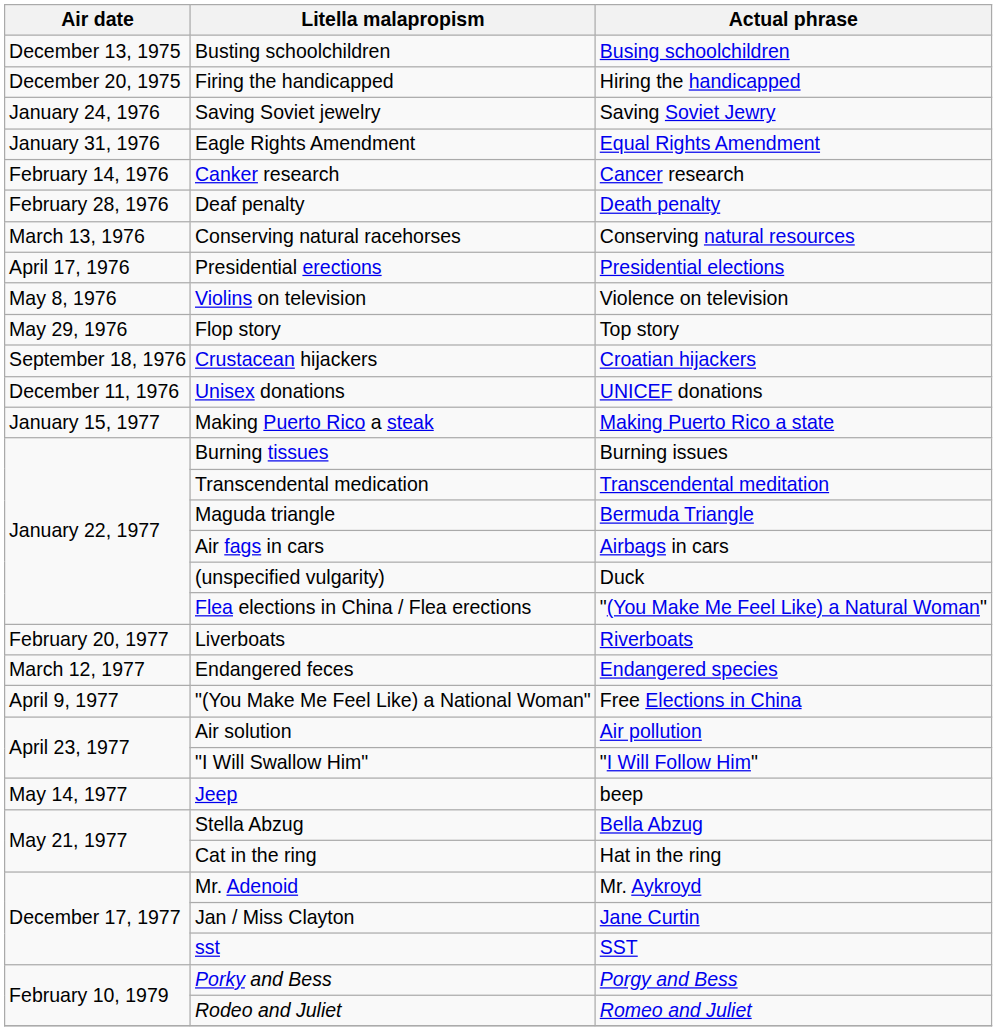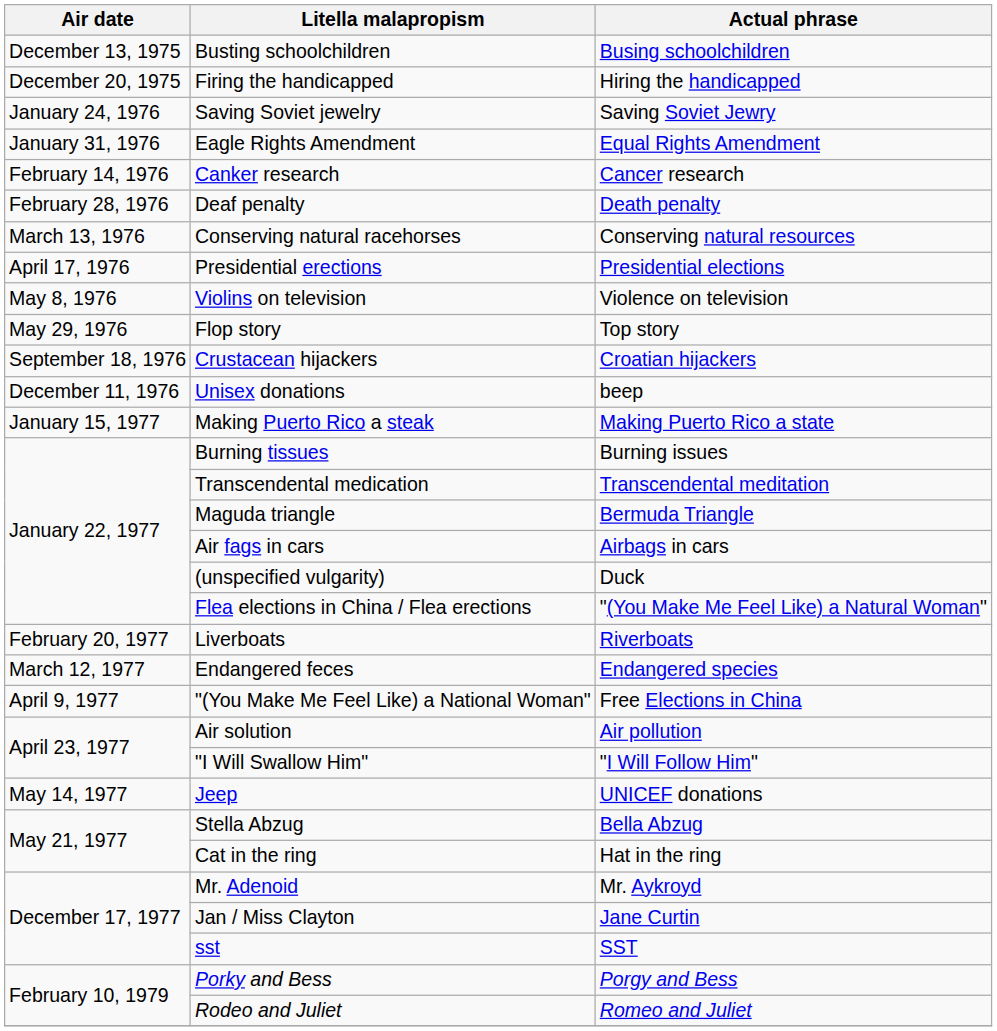(681, 391) UNICEF donations -> (621, 391) beep
(621, 793) beep -> (681, 793) UNICEF donations
